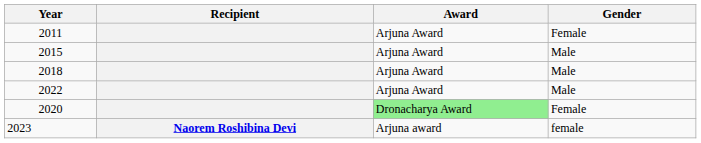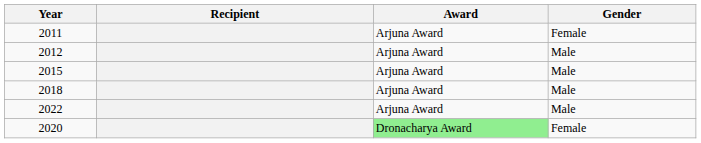+ row: (50, 52)
- row: (19, 128)
